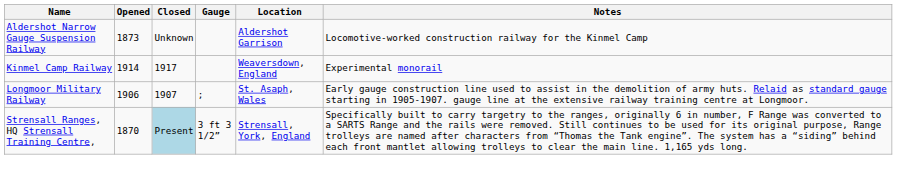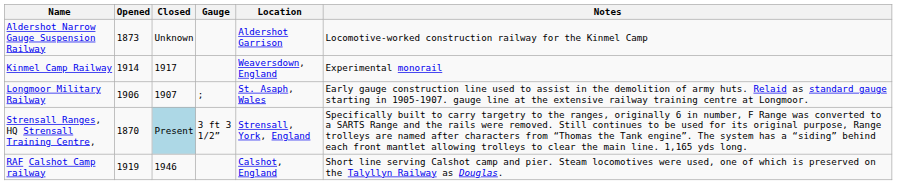+ row: (51, 167)
